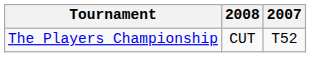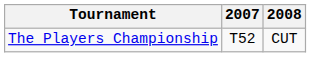columns swapped: (284, 17) <-> (242, 17)
